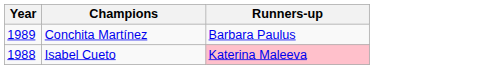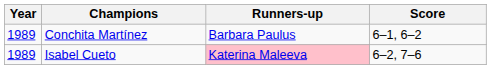+ column: (428, 14)
(21, 54) 1988 -> (21, 54) 1989
